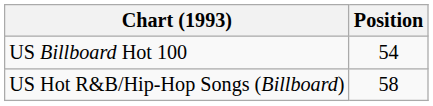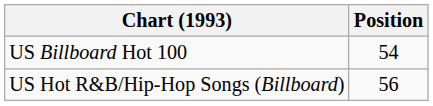(389, 84) 58 -> (389, 84) 56
